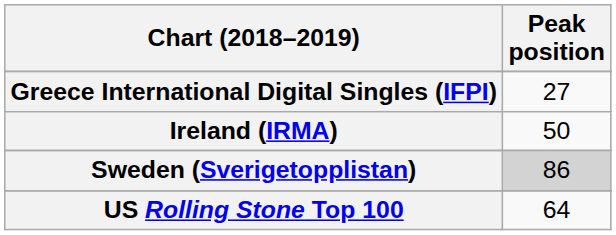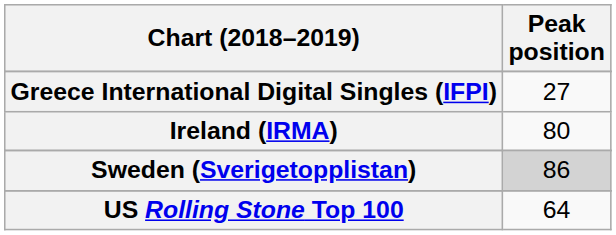(557, 130) 50 -> (557, 130) 80
